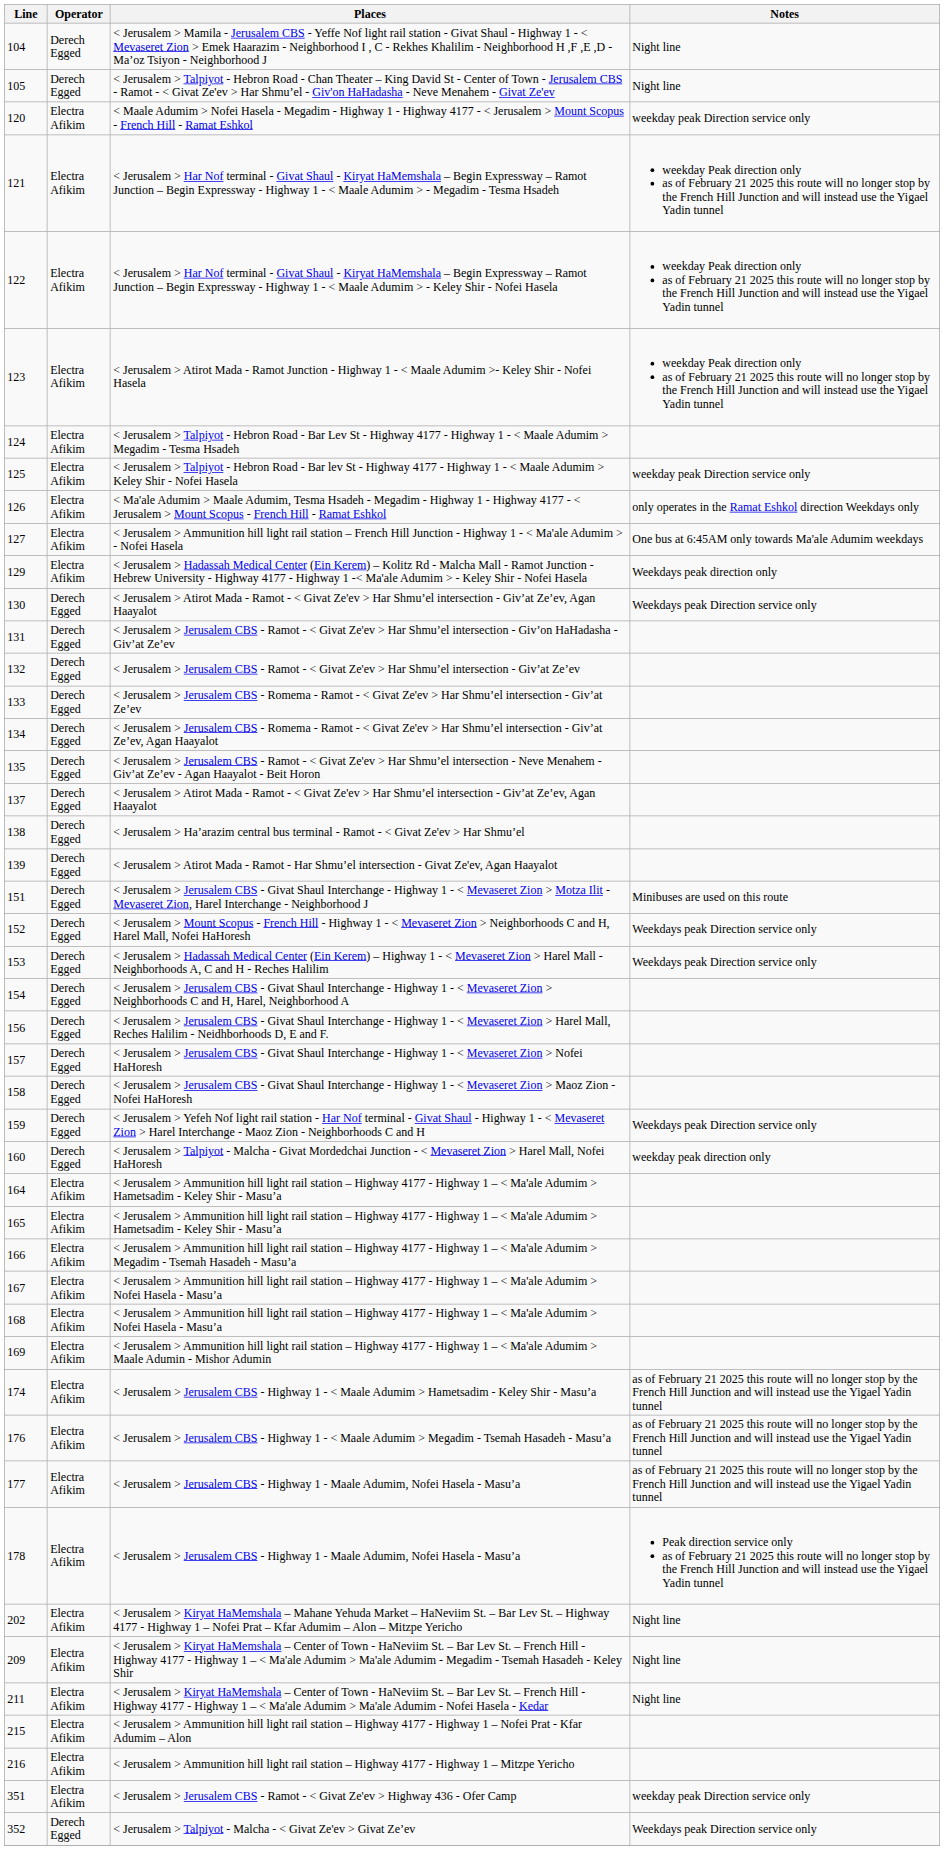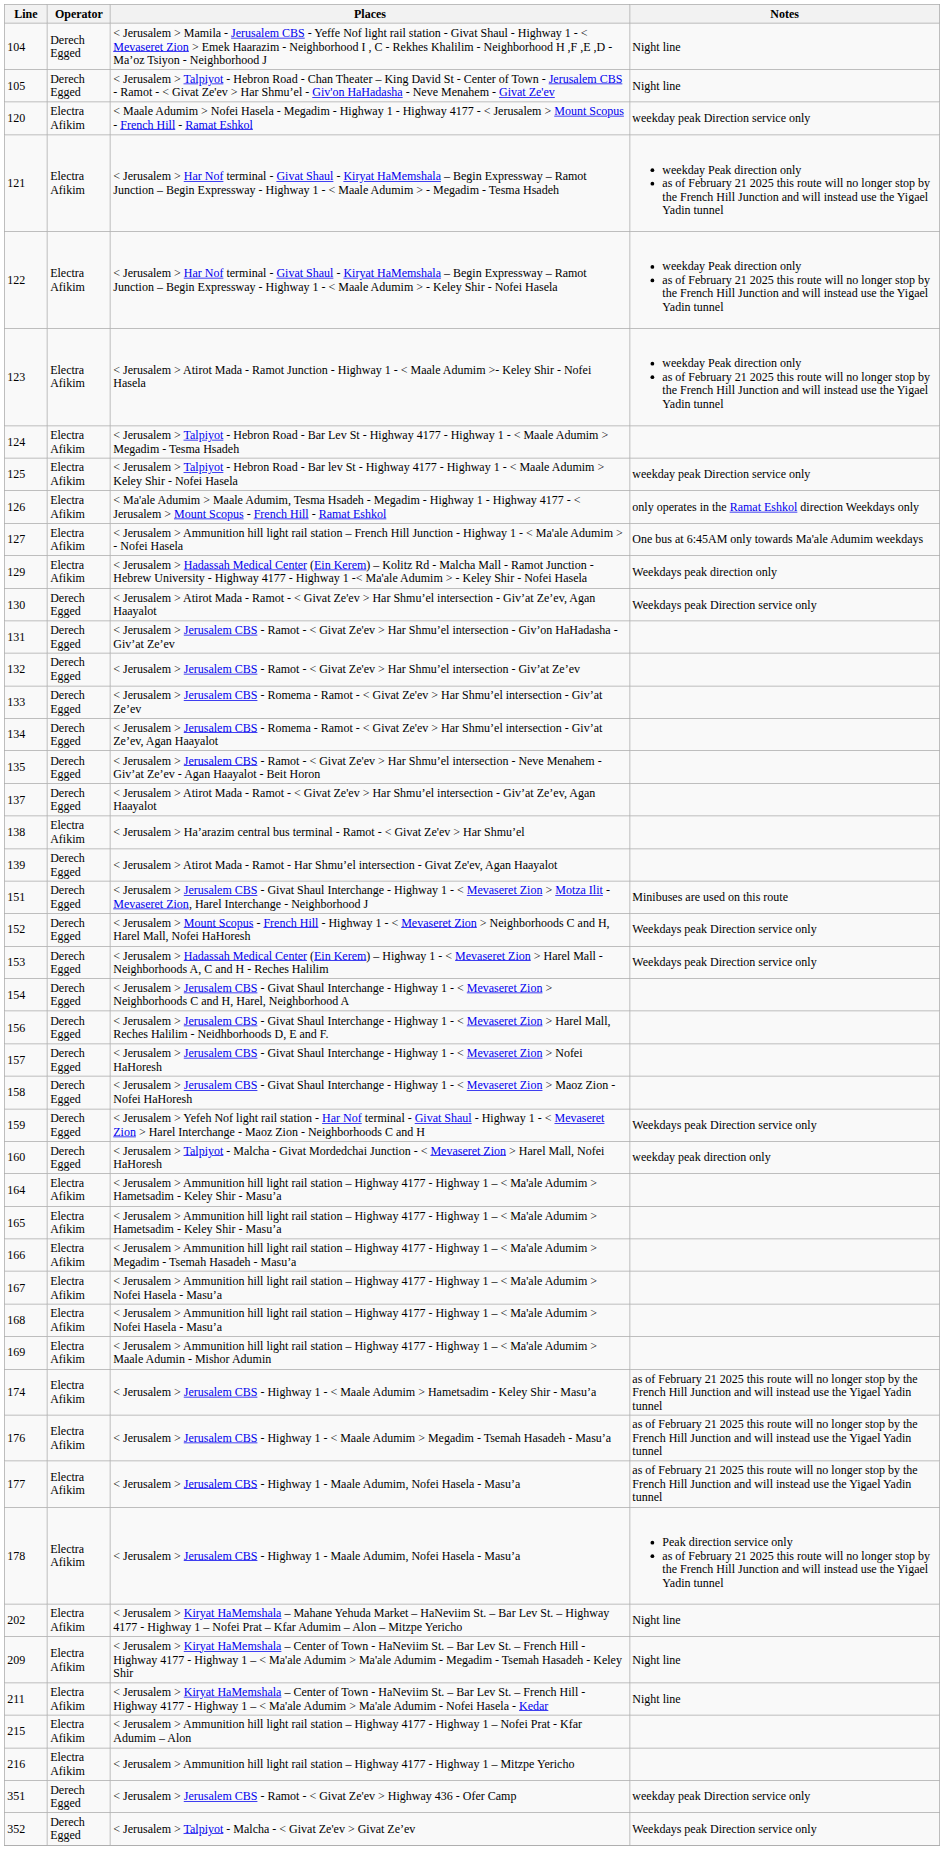(67, 832) Derech Egged -> (68, 832) Electra Afikim
(68, 1796) Electra Afikim -> (67, 1796) Derech Egged
